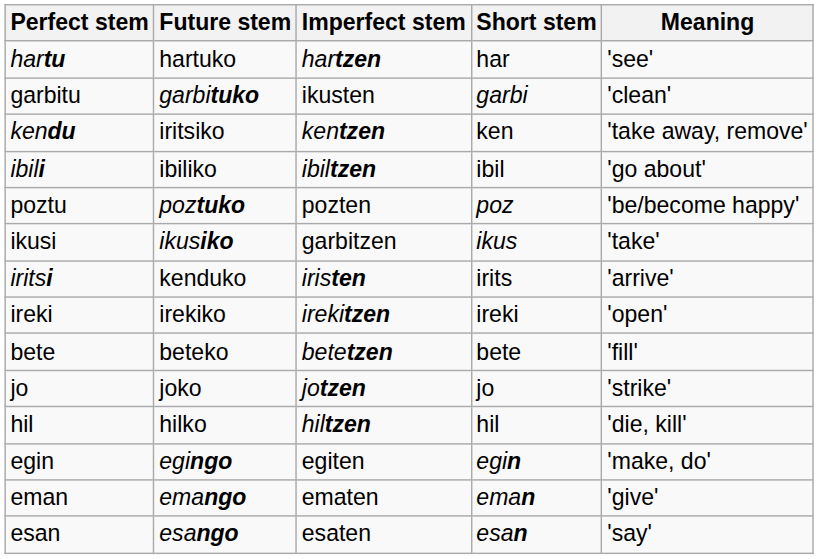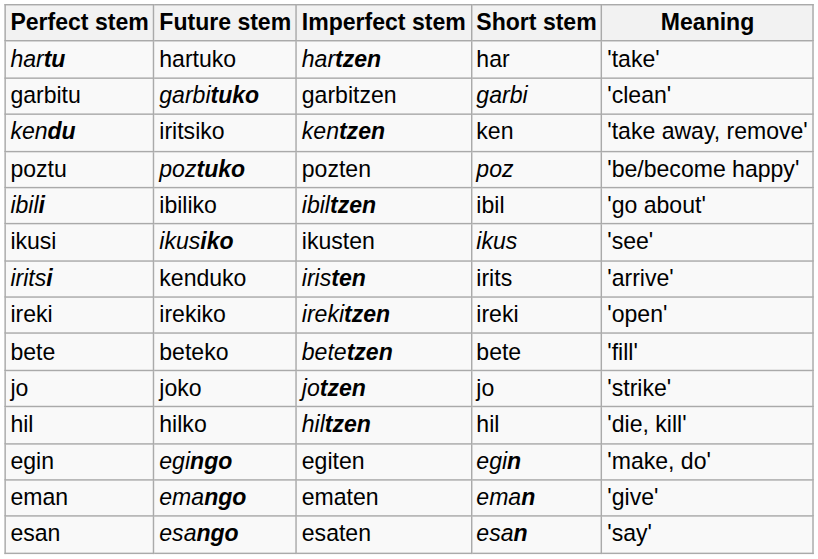(630, 59) 'see' -> (633, 59) 'take'
(338, 95) ikusten -> (349, 95) garbitzen
rows swapped: (39, 205) <-> (28, 168)
(349, 242) garbitzen -> (338, 242) ikusten
(633, 242) 'take' -> (630, 242) 'see'
